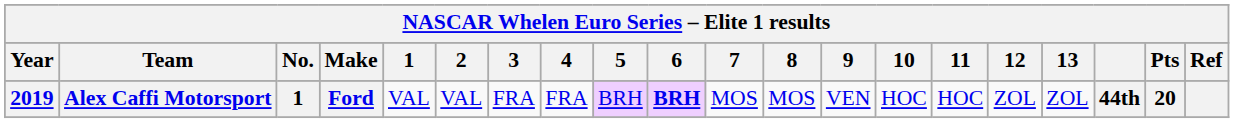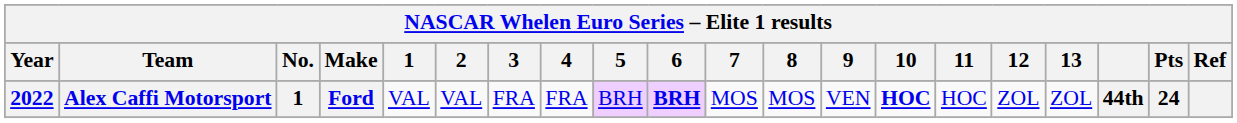(32, 98) 2019 -> (32, 98) 2022
(904, 98) normal -> (906, 98) bold
(1165, 98) 20 -> (1169, 98) 24
